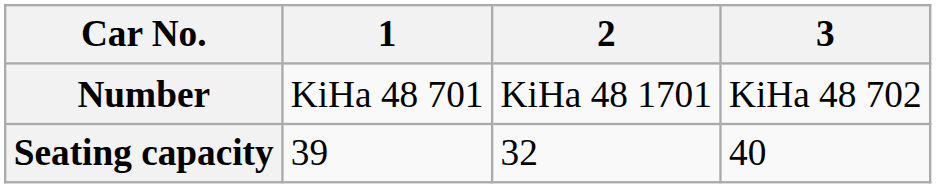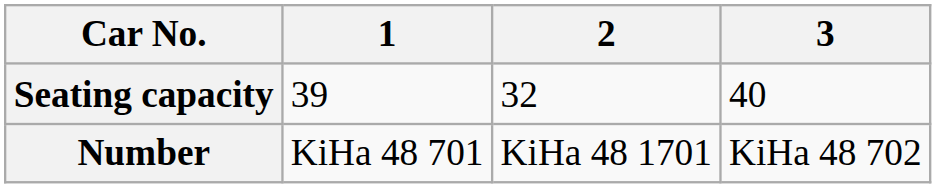rows swapped: (144, 93) <-> (144, 152)
